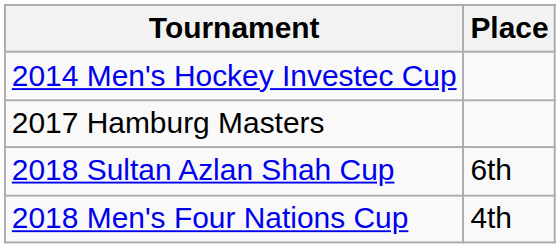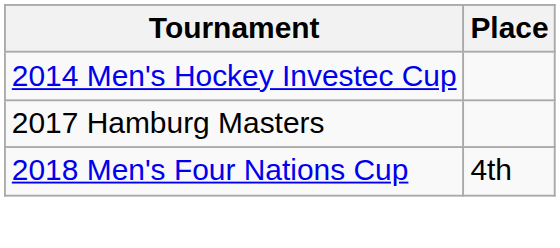- row: (203, 170)
